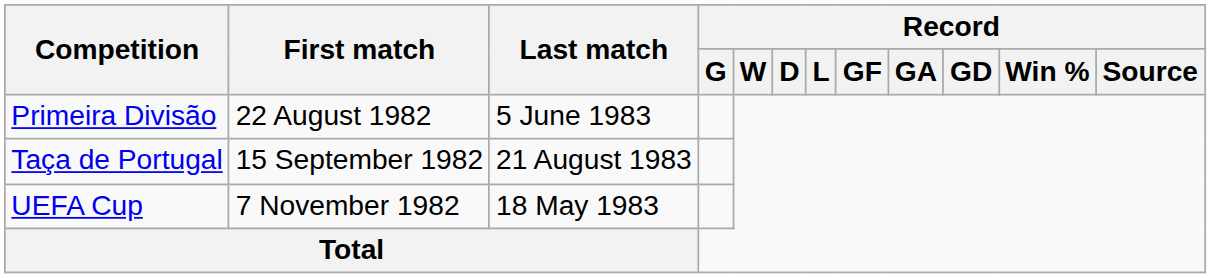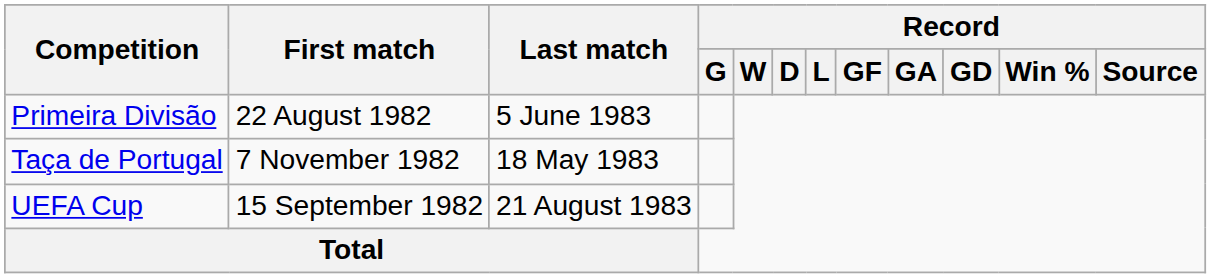(359, 160) 15 September 1982 -> (348, 160) 7 November 1982
(594, 160) 21 August 1983 -> (577, 160) 18 May 1983
(348, 205) 7 November 1982 -> (359, 205) 15 September 1982
(577, 205) 18 May 1983 -> (594, 205) 21 August 1983
